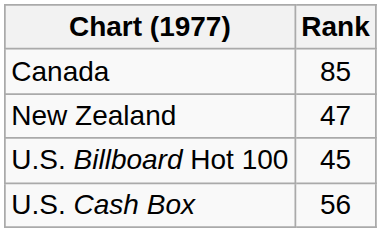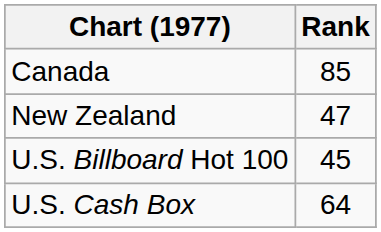(336, 204) 56 -> (336, 204) 64
